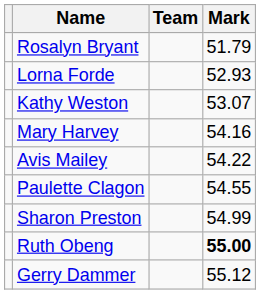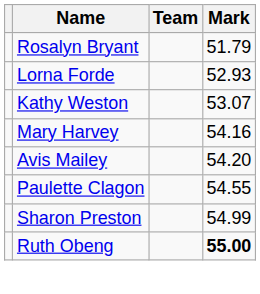(229, 160) 54.22 -> (229, 160) 54.20
- row: (76, 274)
